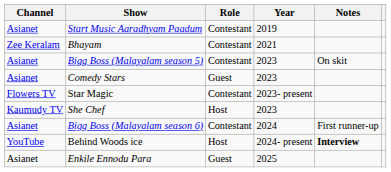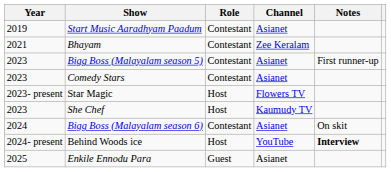columns swapped: (284, 12) <-> (35, 12)
(332, 61) On skit -> (348, 61) First runner-up
(220, 77) Guest -> (229, 77) Contestant
(230, 93) Contestant -> (217, 93) Host
(348, 126) First runner-up -> (332, 126) On skit
